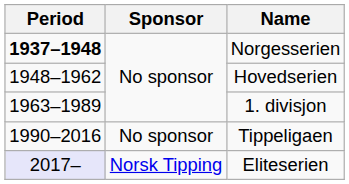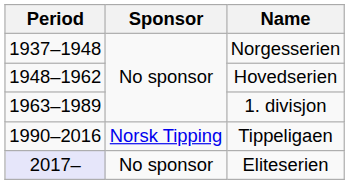(55, 48) bold -> (55, 48) normal
(166, 135) No sponsor -> (166, 135) Norsk Tipping
(166, 164) Norsk Tipping -> (166, 164) No sponsor
